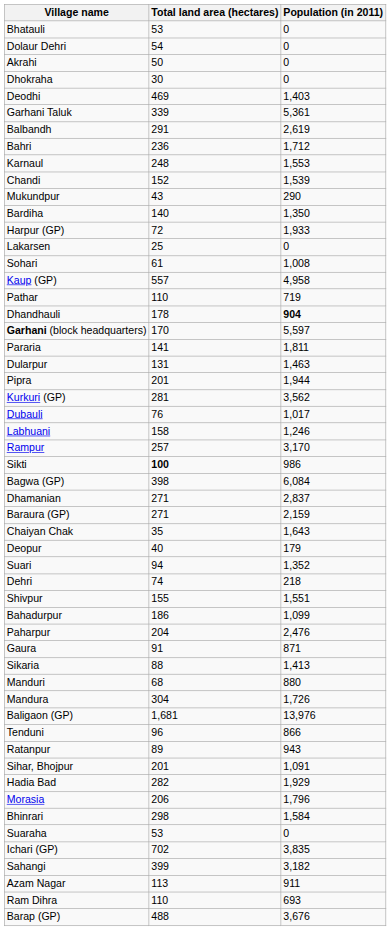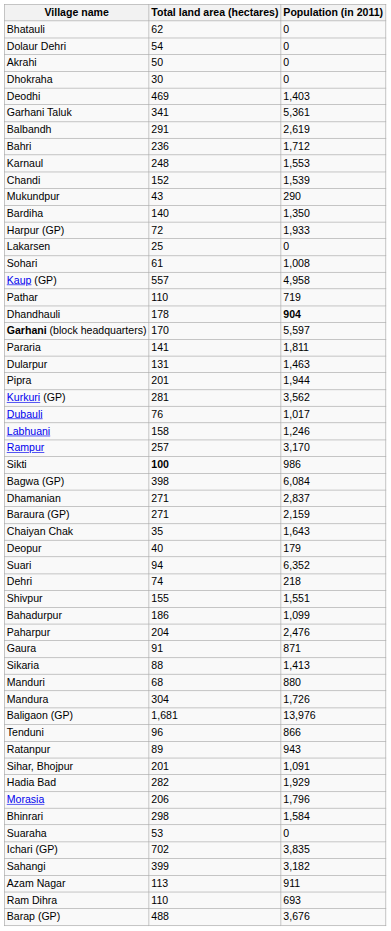(157, 29) 53 -> (157, 29) 62
(160, 113) 339 -> (160, 113) 341
(297, 565) 1,352 -> (297, 565) 6,352
